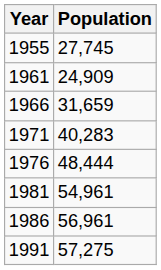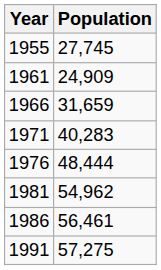(86, 192) 54,961 -> (86, 192) 54,962
(86, 221) 56,961 -> (86, 221) 56,461
